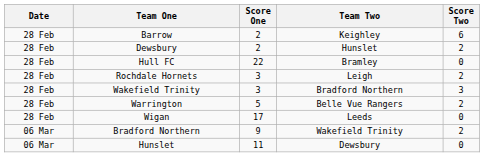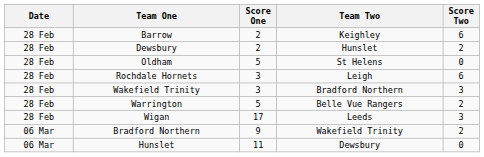- row: (157, 62)
+ row: (157, 62)
(461, 76) 2 -> (461, 76) 6
(461, 117) 0 -> (461, 117) 3
